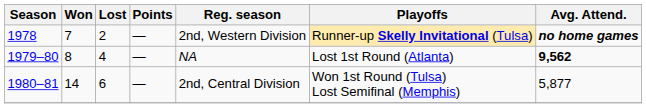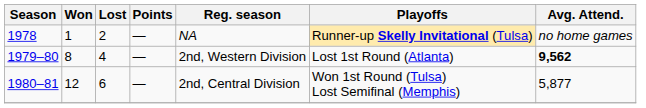(68, 35) 7 -> (68, 35) 1
(242, 35) 2nd, Western Division -> (188, 35) NA
(589, 35) bold -> (586, 35) normal
(188, 56) NA -> (242, 56) 2nd, Western Division
(72, 84) 14 -> (72, 84) 12
